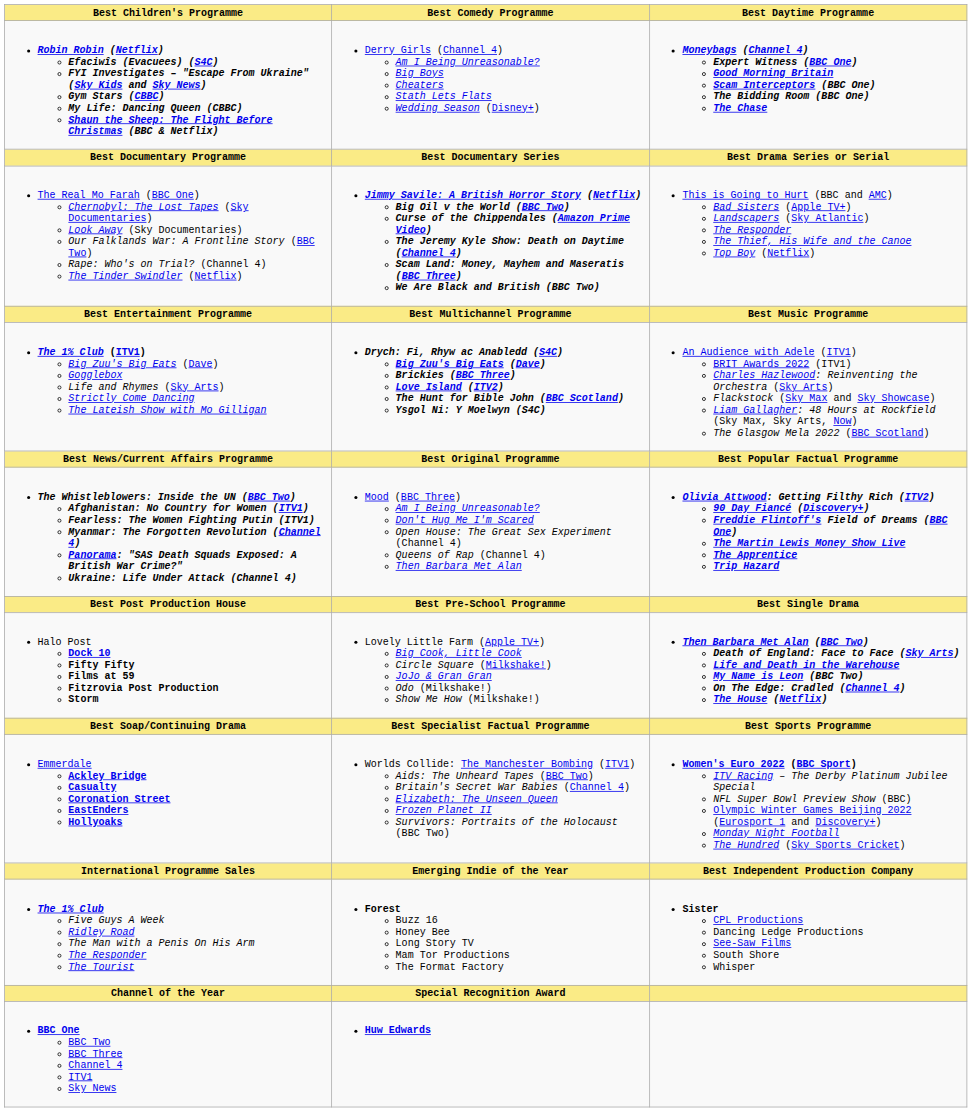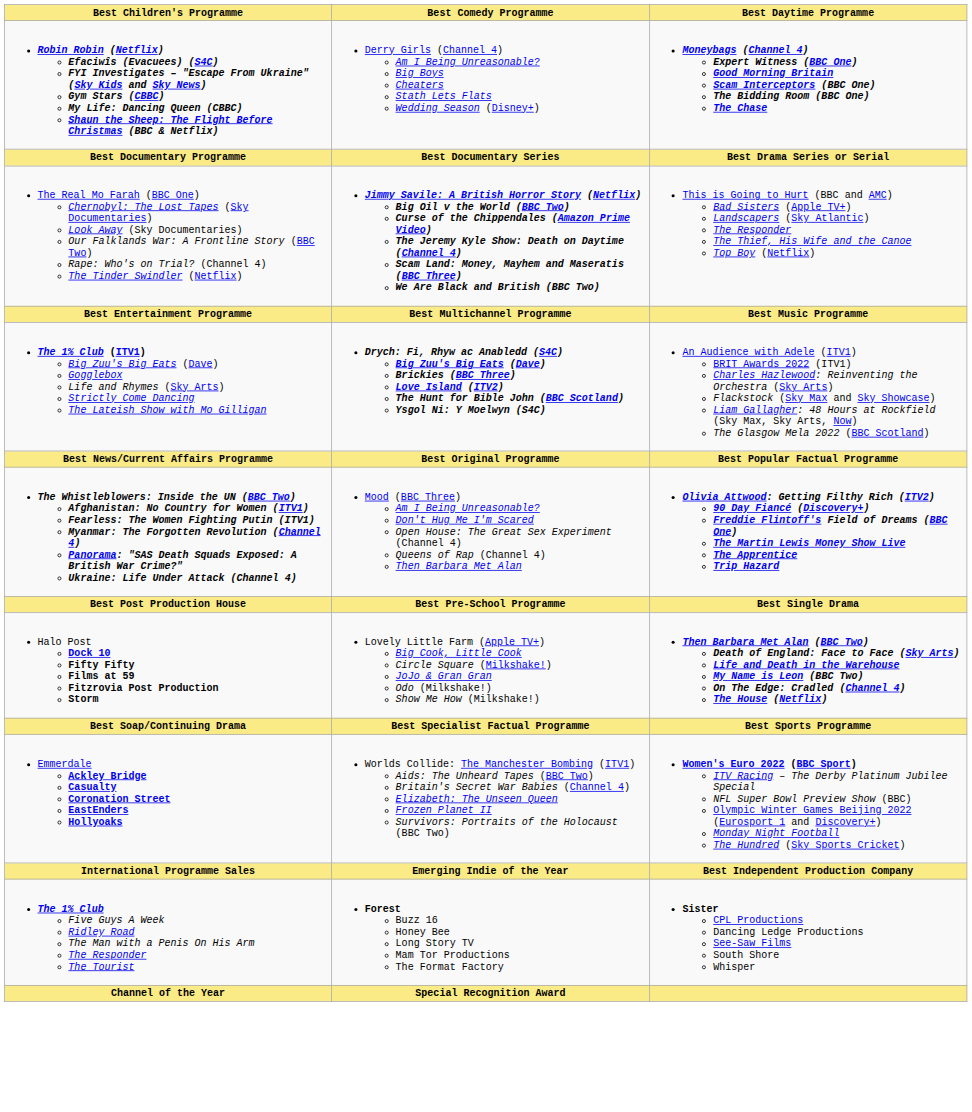- row: (168, 1060)
